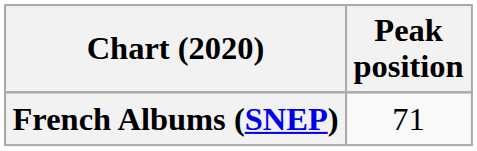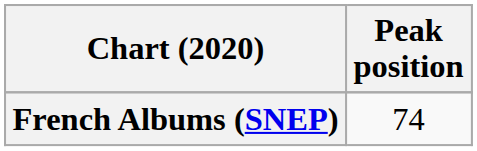(409, 118) 71 -> (409, 118) 74
